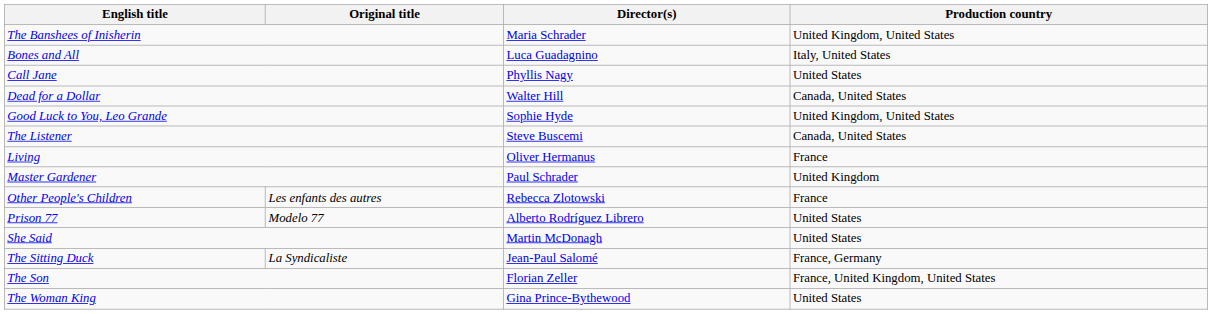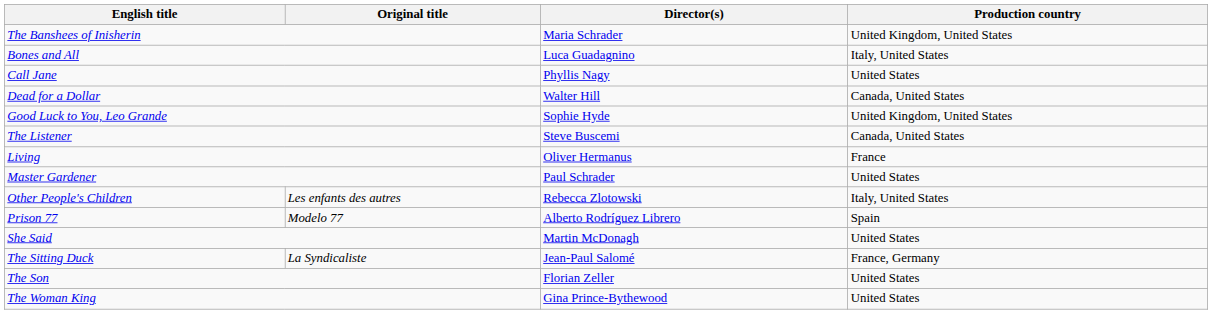(836, 177) United Kingdom -> (885, 177) United States
(810, 197) France -> (900, 197) Italy, United States
(827, 217) United States -> (865, 217) Spain
(894, 278) France, United Kingdom, United States -> (885, 278) United States
